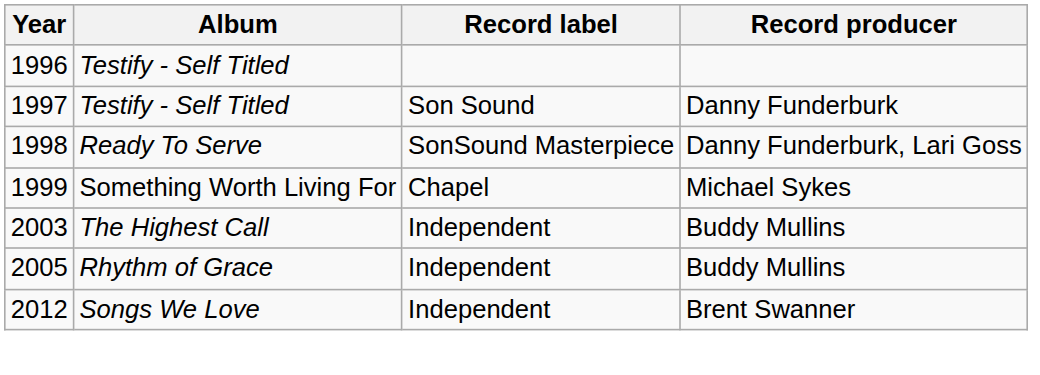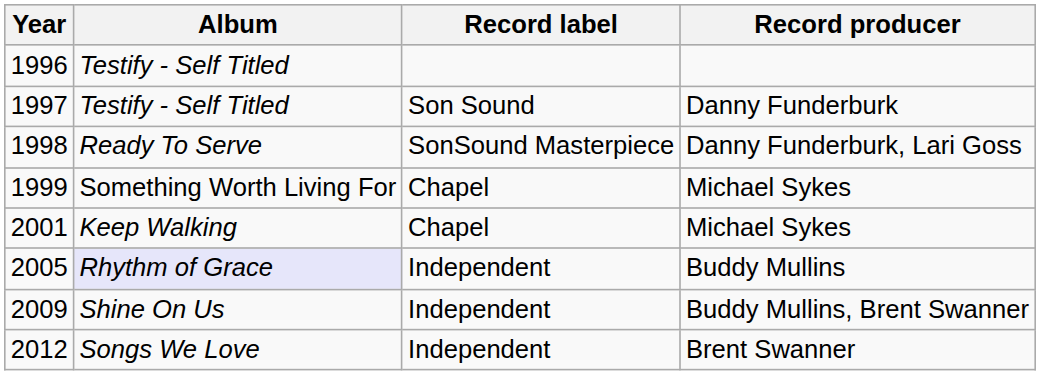+ row: (39, 227)
- row: (39, 227)
(176, 268) no background -> (176, 268) lavender background
+ row: (39, 308)
